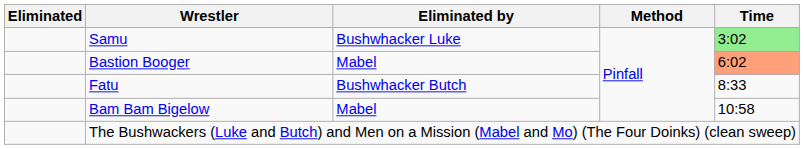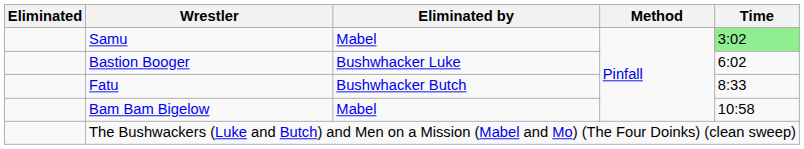(399, 39) Bushwhacker Luke -> (356, 39) Mabel
(356, 62) Mabel -> (399, 62) Bushwhacker Luke
(732, 62) lightsalmon background -> (732, 62) no background
